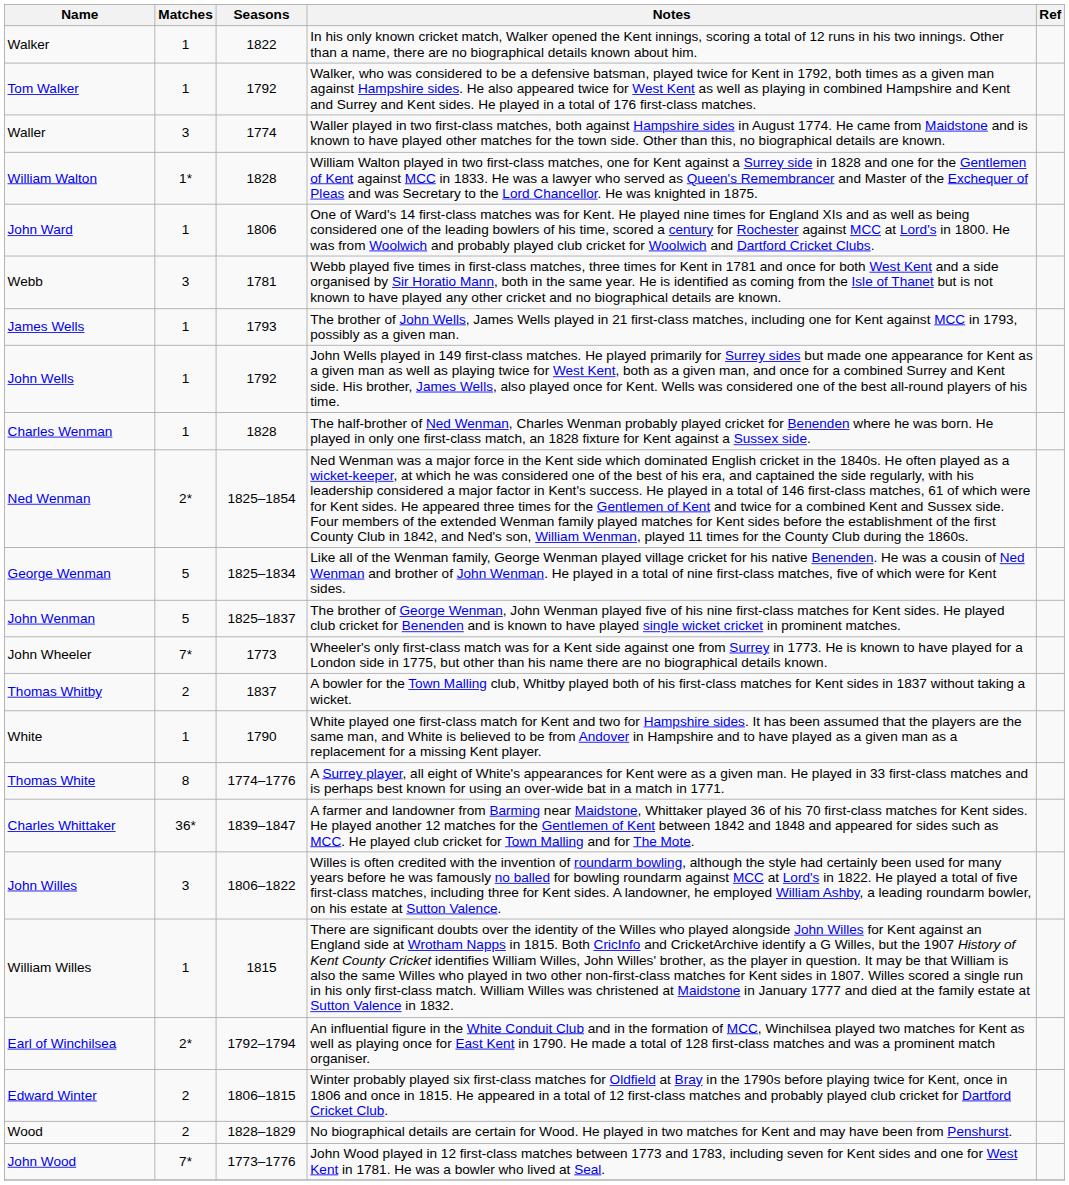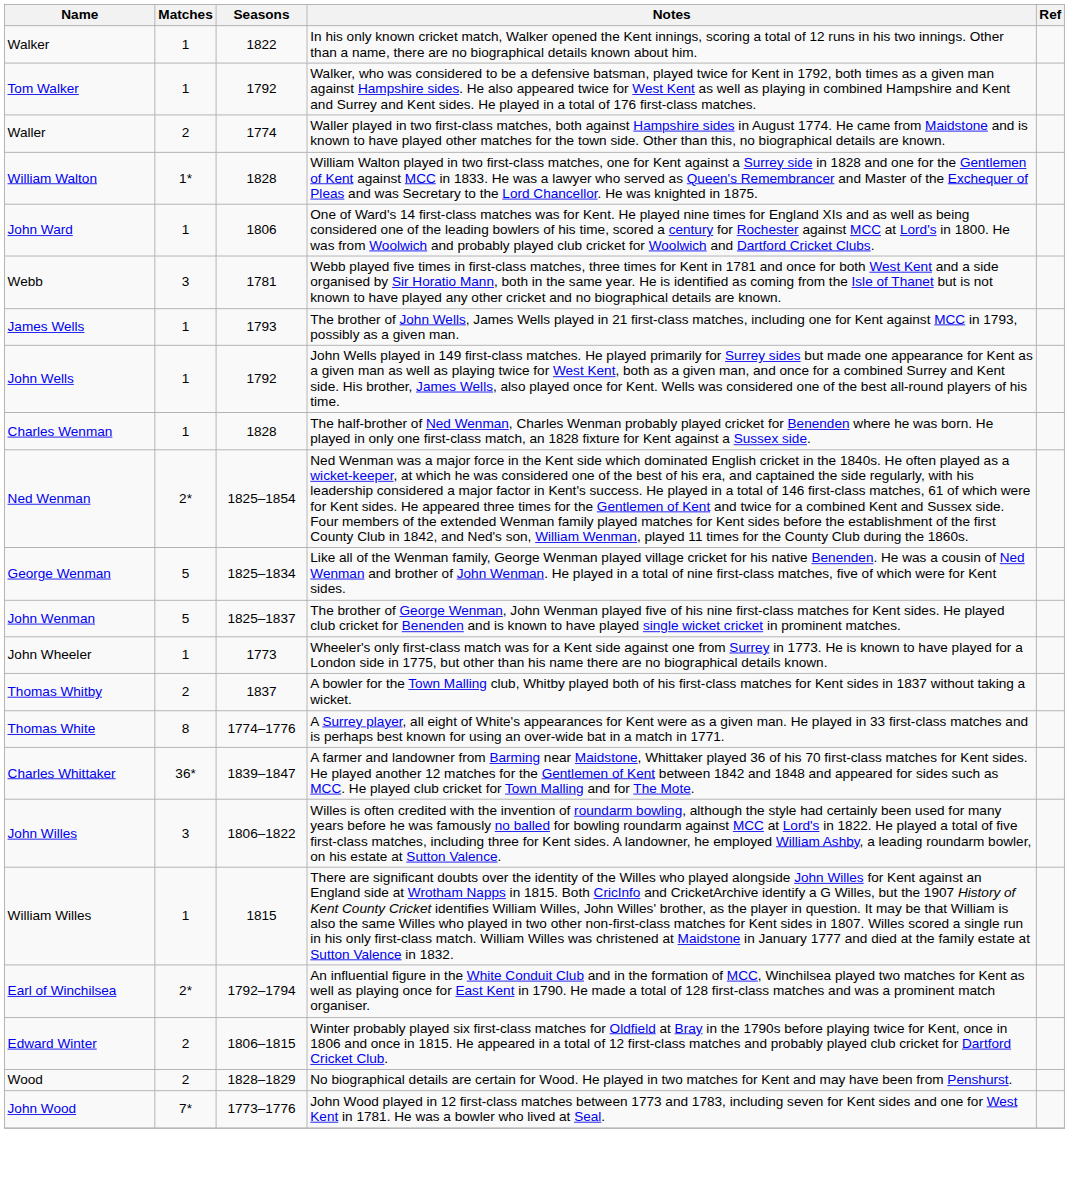(186, 133) 3 -> (186, 133) 2
(186, 655) 7* -> (186, 655) 1
- row: (25, 736)
